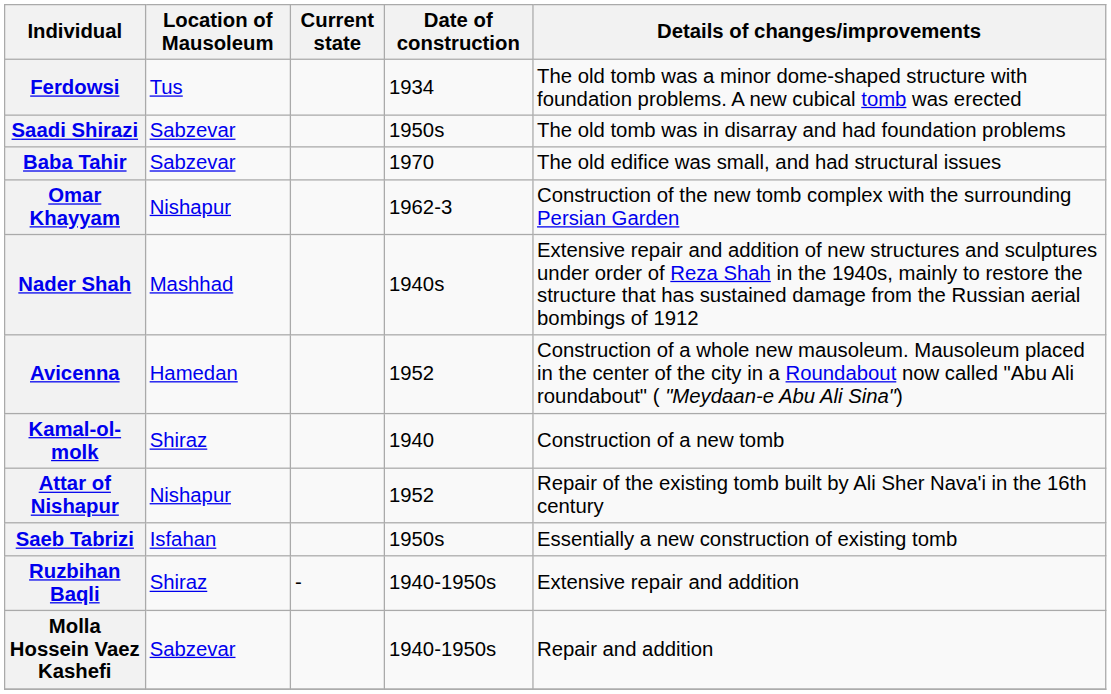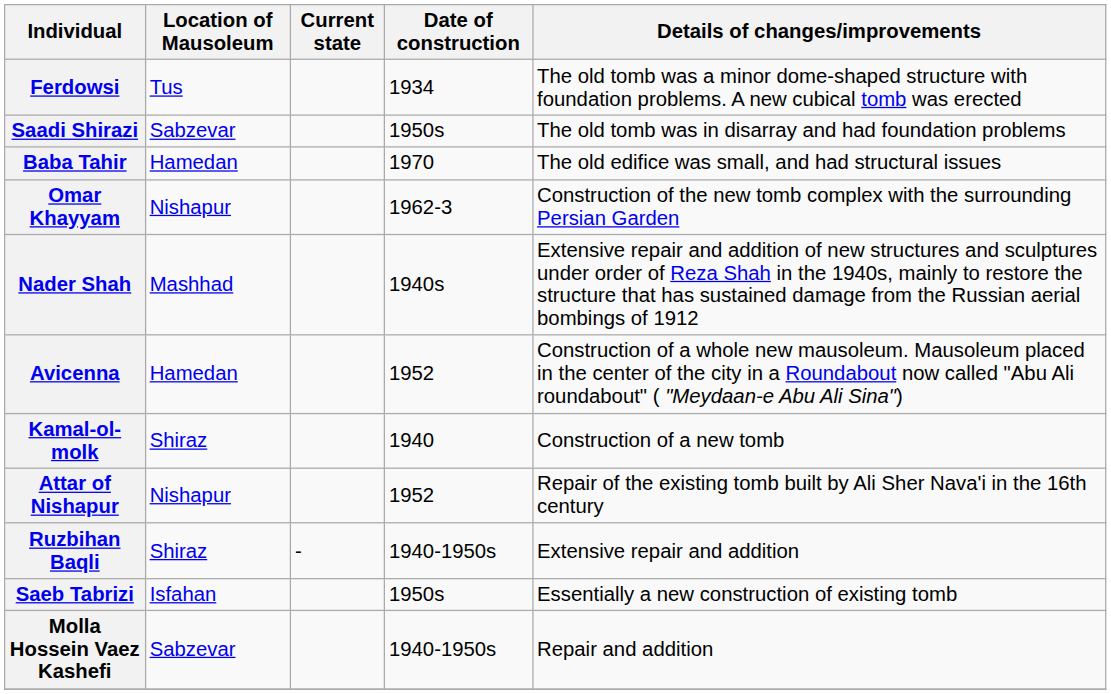(193, 163) Sabzevar -> (194, 163) Hamedan
rows swapped: (75, 539) <-> (75, 582)
